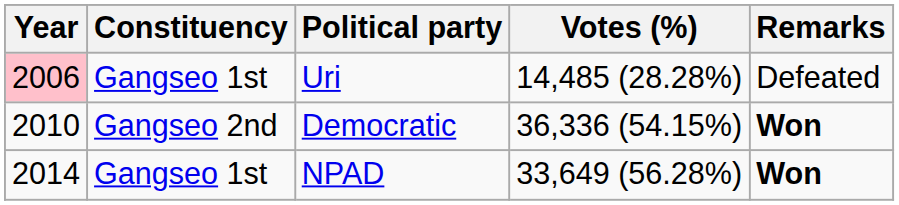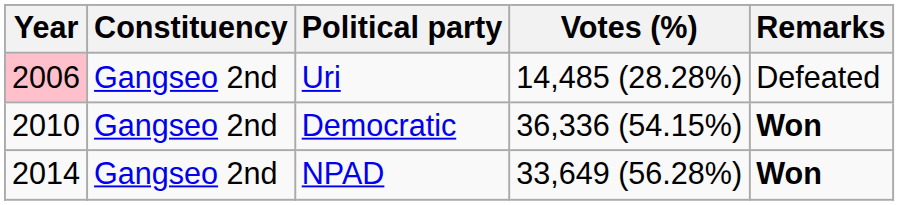(181, 77) Gangseo 1st -> (186, 77) Gangseo 2nd
(181, 174) Gangseo 1st -> (186, 174) Gangseo 2nd
